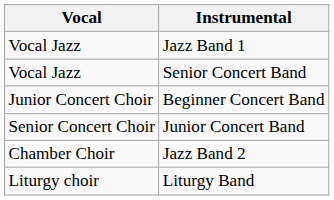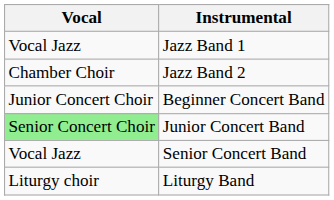rows swapped: (204, 153) <-> (235, 72)
(82, 126) no background -> (82, 126) lightgreen background
